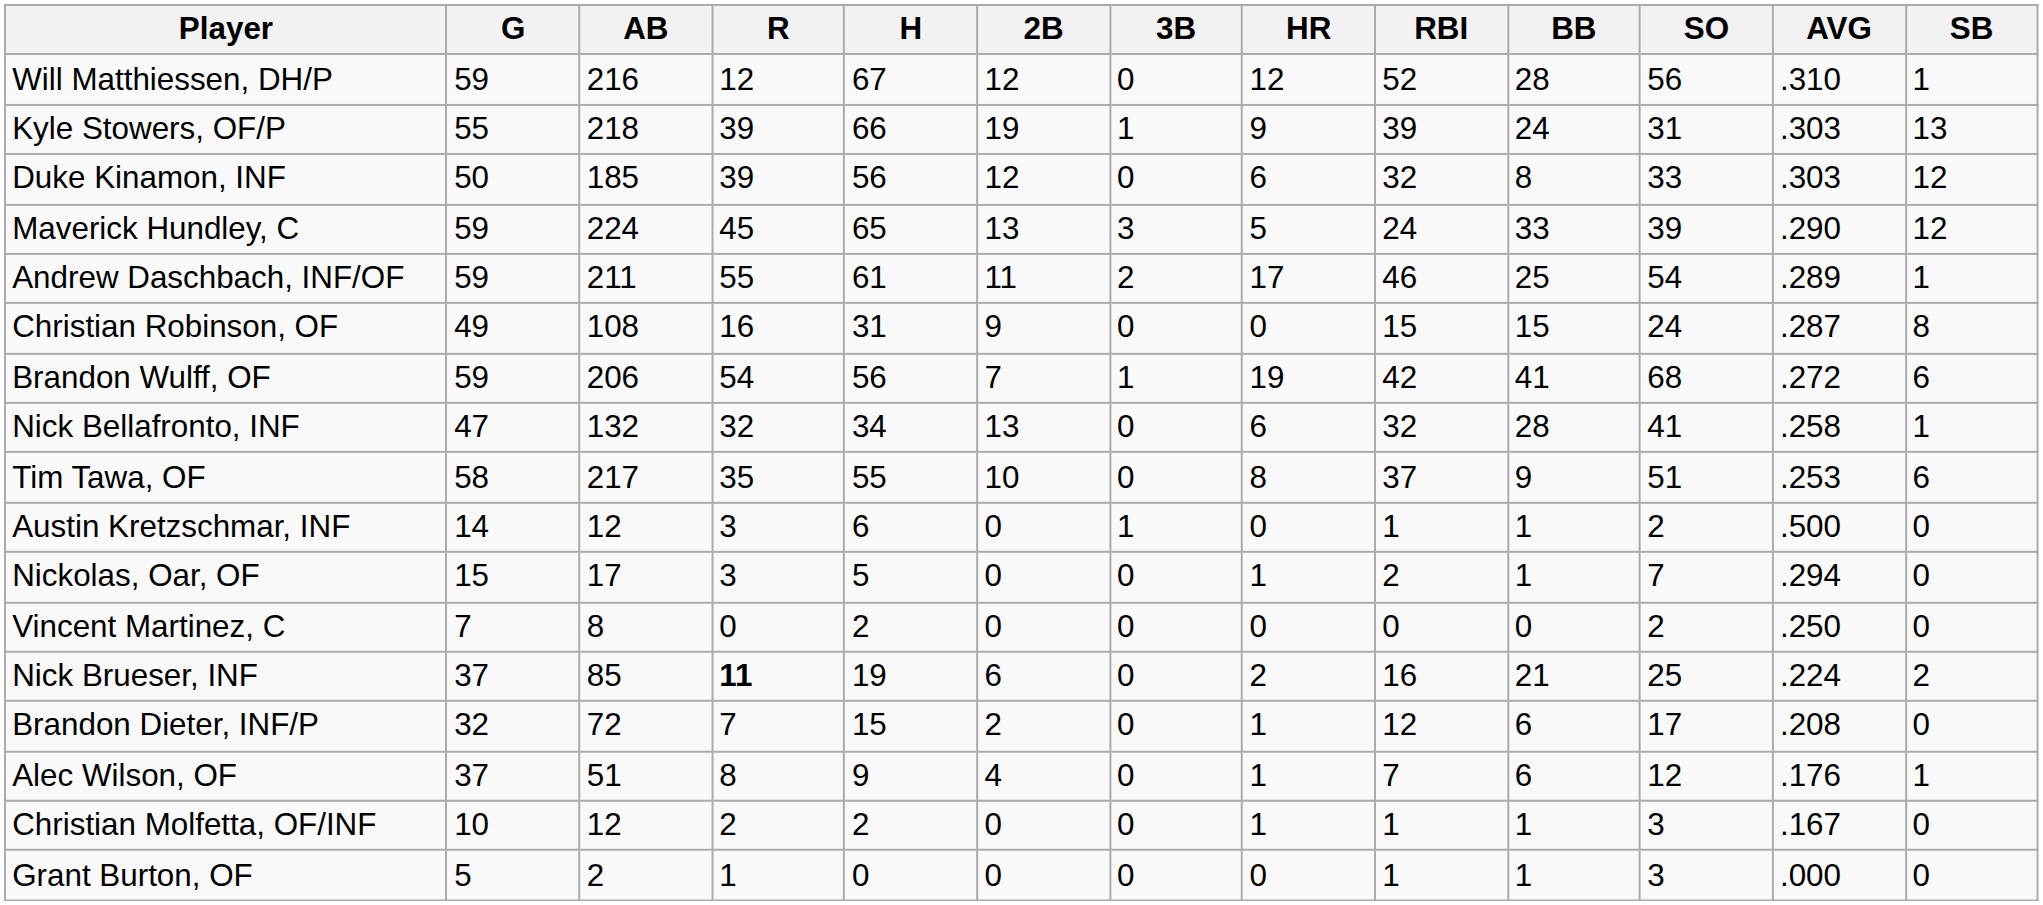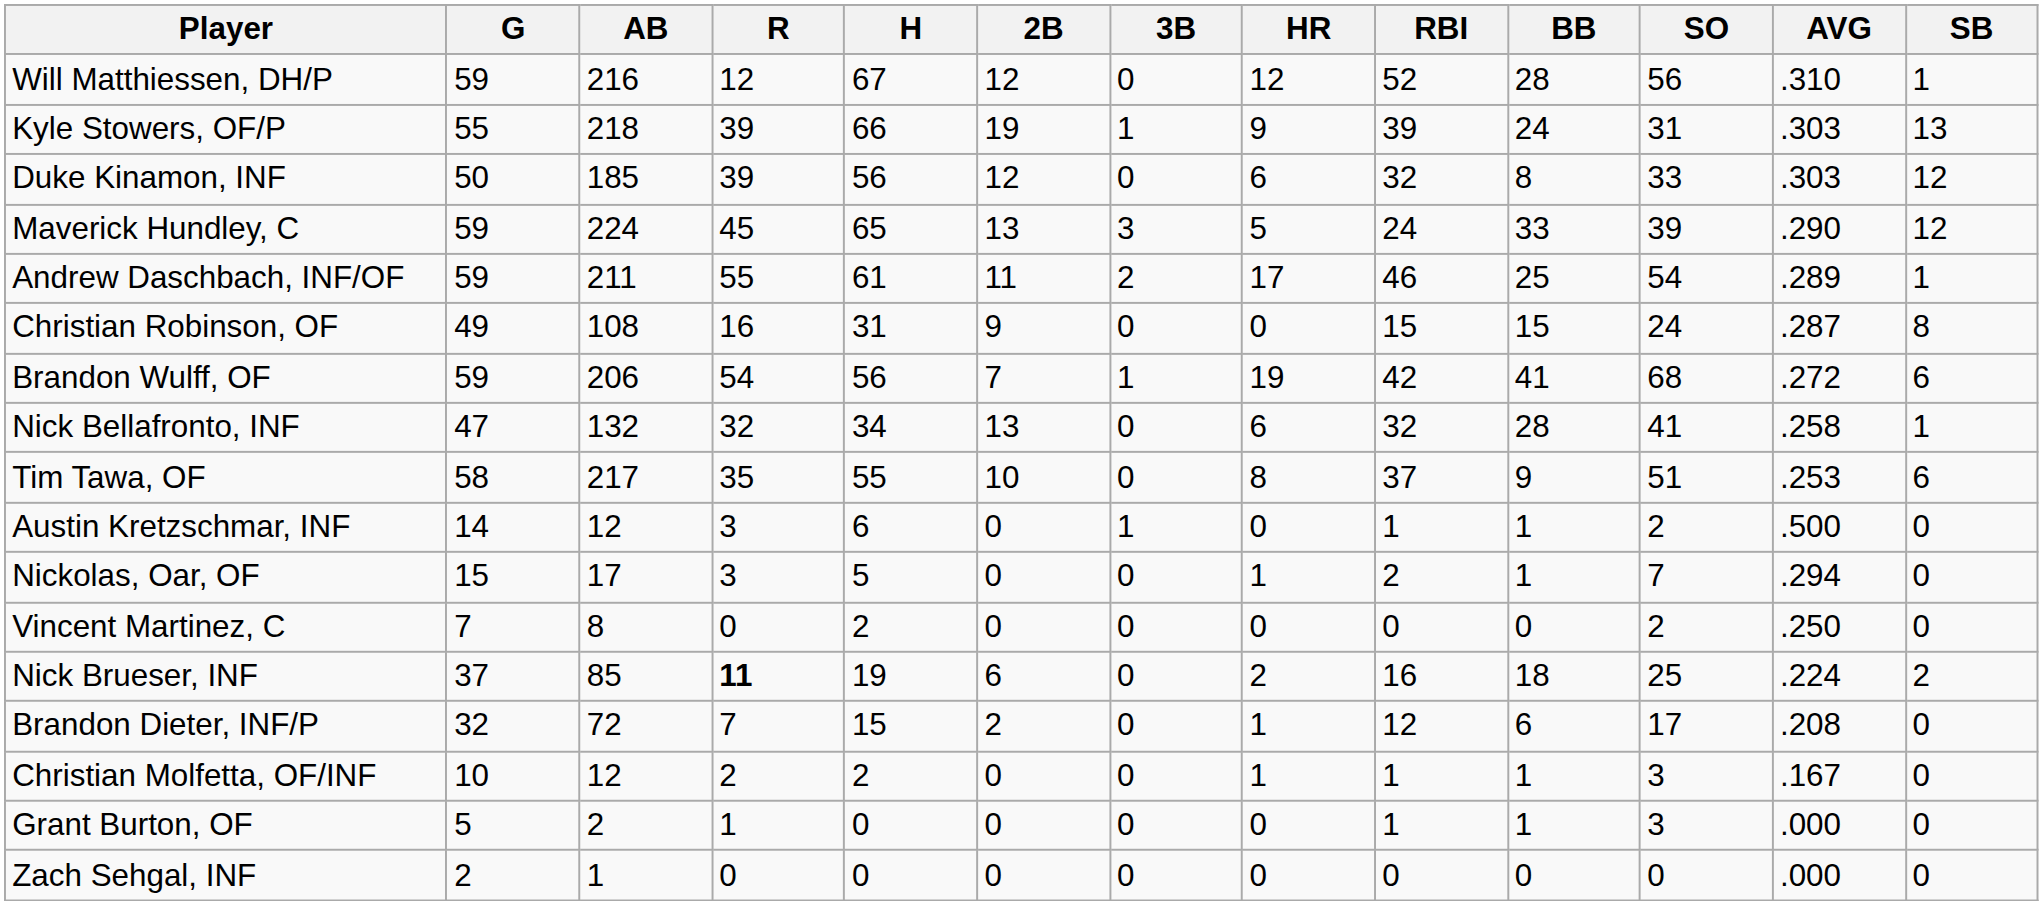(1532, 675) 21 -> (1532, 675) 18
- row: (125, 775)
+ row: (134, 874)
